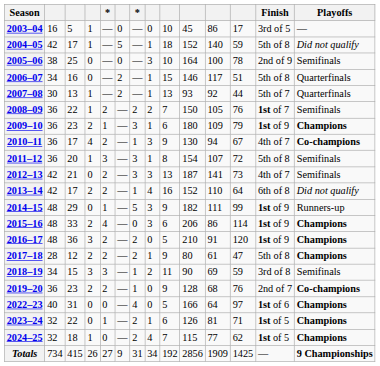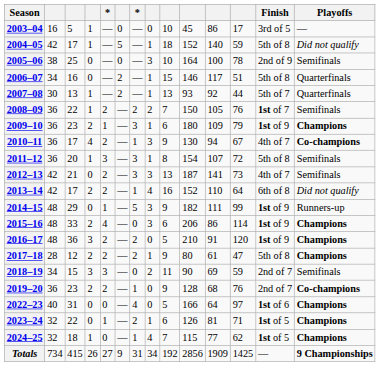(135, 272) 1 -> (135, 272) 0
(274, 272) 3rd of 8 -> (275, 272) 2nd of 7
(135, 337) 2 -> (135, 337) 1
